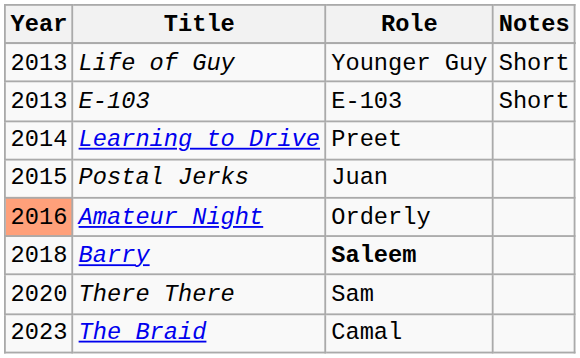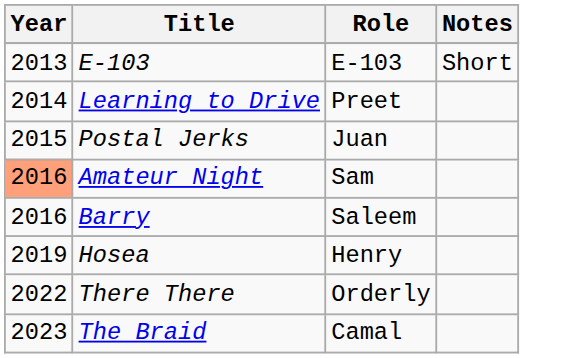- row: (157, 63)
(381, 217) Orderly -> (353, 178) Sam
(39, 256) 2018 -> (39, 217) 2016
(374, 256) bold -> (374, 217) normal
+ row: (114, 256)
(39, 294) 2020 -> (39, 294) 2022
(353, 294) Sam -> (381, 294) Orderly
